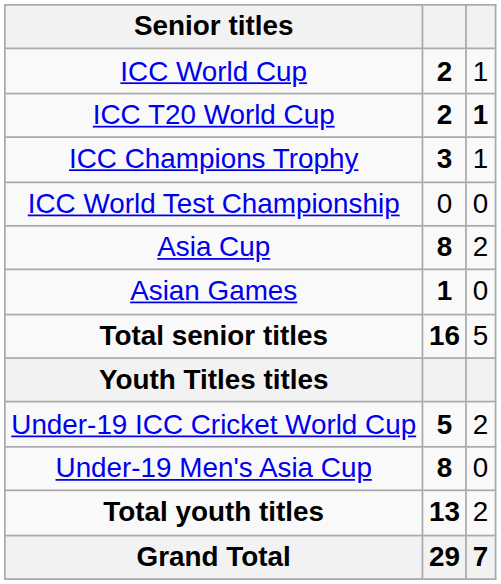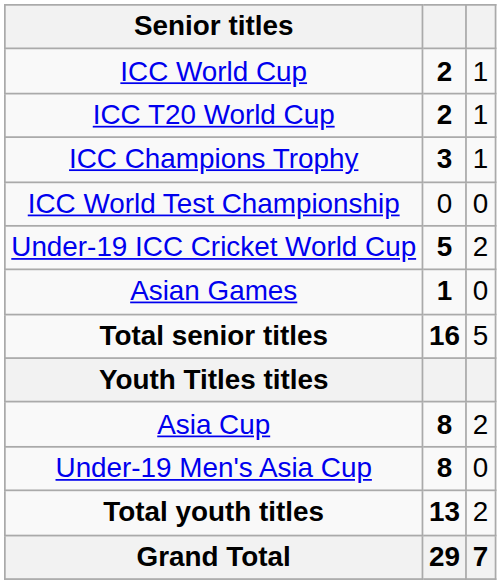(481, 114) bold -> (481, 114) normal
rows swapped: (214, 247) <-> (214, 423)
